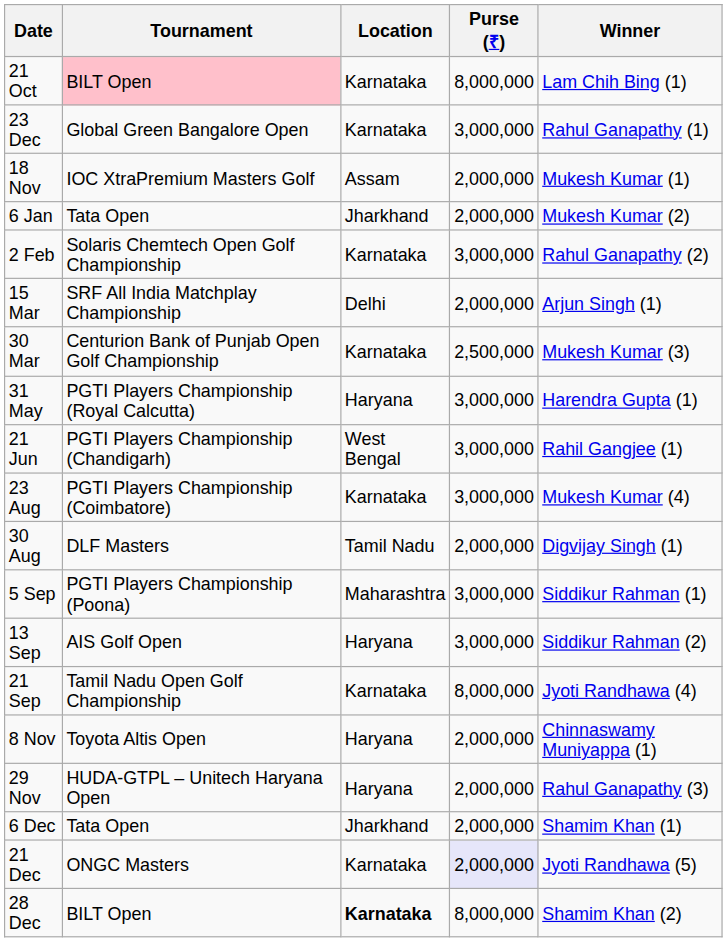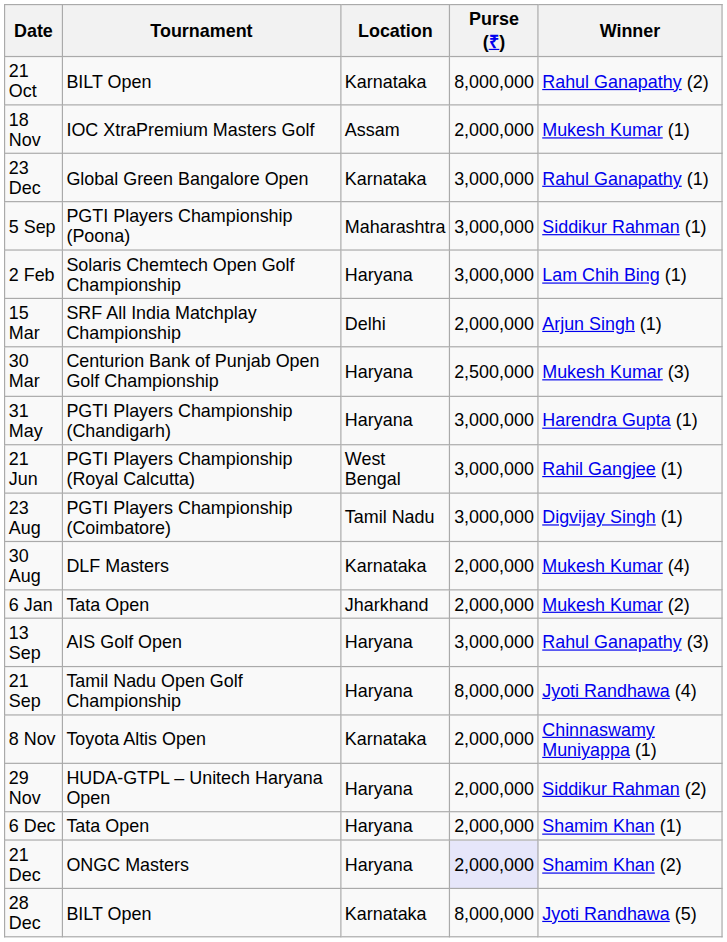(109, 81) pink background -> (109, 81) no background
(614, 81) Lam Chih Bing (1) -> (625, 81) Rahul Ganapathy (2)
rows swapped: (25, 178) <-> (25, 129)
rows swapped: (31, 216) <-> (32, 594)
(386, 255) Karnataka -> (379, 275) Haryana
(625, 255) Rahul Ganapathy (2) -> (614, 275) Lam Chih Bing (1)
(386, 352) Karnataka -> (379, 372) Haryana
(179, 400) PGTI Players Championship (Royal Calcutta) -> (179, 420) PGTI Players Championship (Chandigarh)
(179, 449) PGTI Players Championship (Chandigarh) -> (179, 469) PGTI Players Championship (Royal Calcutta)
(386, 497) Karnataka -> (390, 517) Tamil Nadu
(616, 497) Mukesh Kumar (4) -> (612, 517) Digvijay Singh (1)
(390, 545) Tamil Nadu -> (386, 566) Karnataka
(612, 545) Digvijay Singh (1) -> (616, 566) Mukesh Kumar (4)
(624, 642) Siddikur Rahman (2) -> (625, 642) Rahul Ganapathy (3)
(386, 691) Karnataka -> (379, 691) Haryana
(379, 739) Haryana -> (386, 739) Karnataka
(625, 788) Rahul Ganapathy (3) -> (624, 788) Siddikur Rahman (2)
(387, 826) Jharkhand -> (379, 826) Haryana
(386, 865) Karnataka -> (379, 865) Haryana
(619, 865) Jyoti Randhawa (5) -> (612, 865) Shamim Khan (2)
(388, 913) bold -> (386, 913) normal
(612, 913) Shamim Khan (2) -> (619, 913) Jyoti Randhawa (5)
